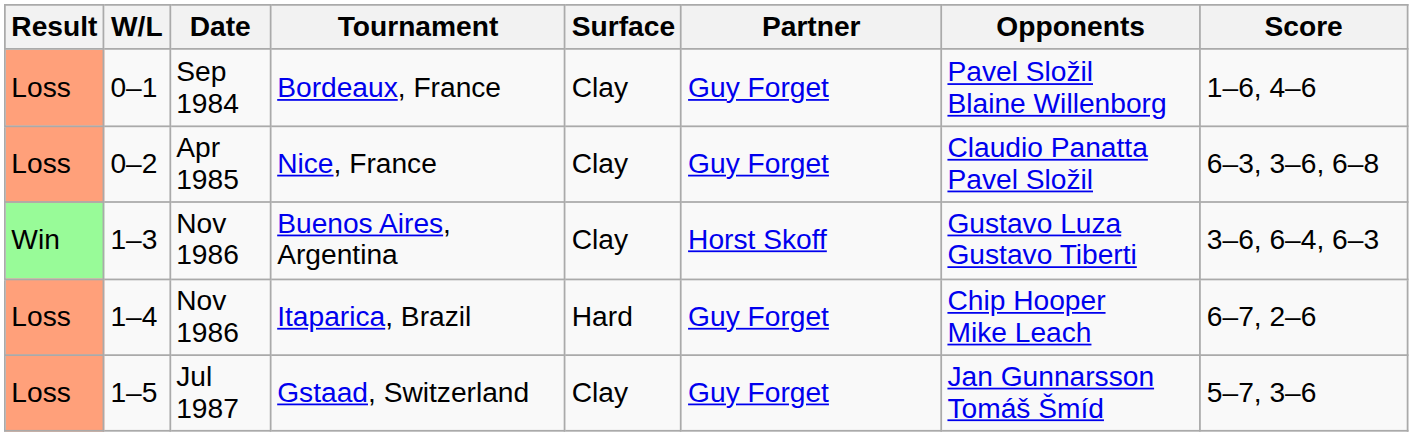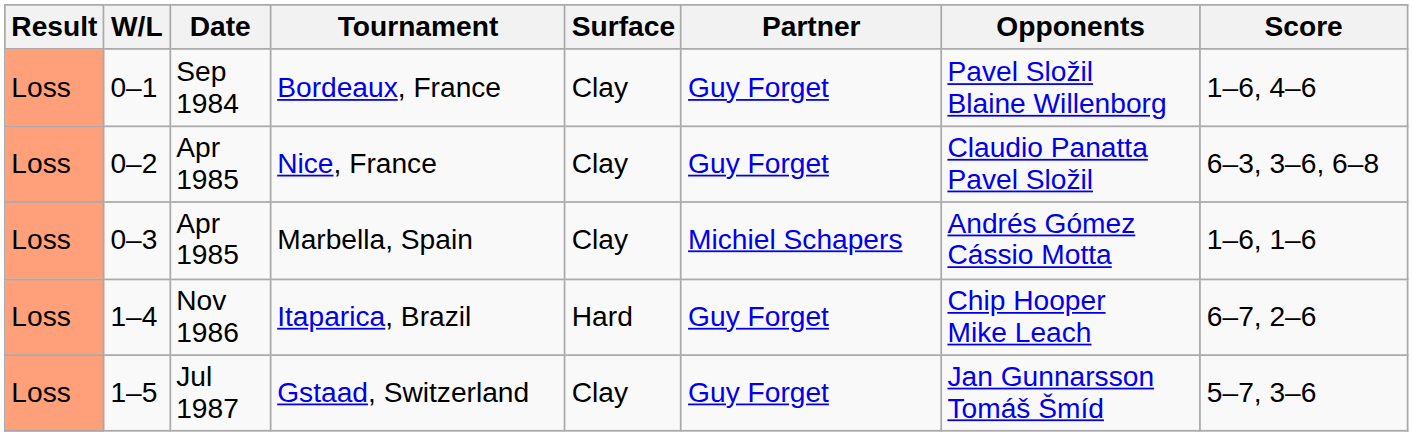+ row: (375, 240)
- row: (364, 240)
